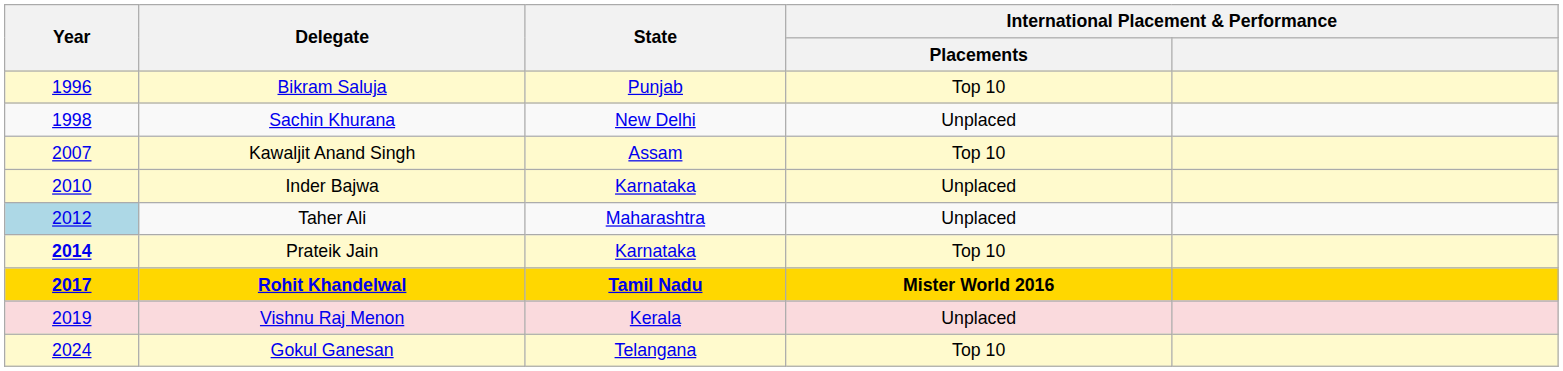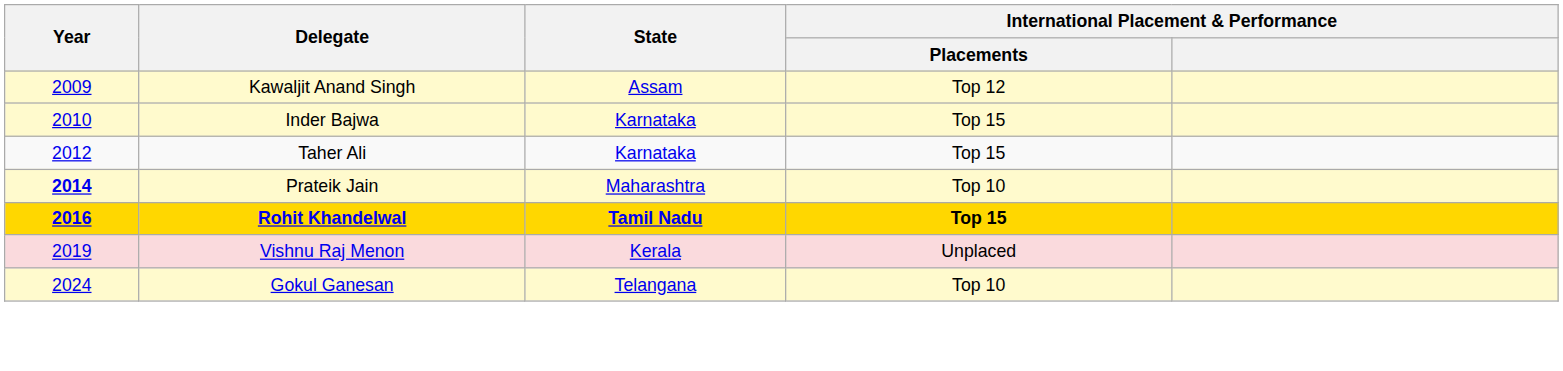- row: (332, 87)
- row: (332, 120)
(72, 153) 2007 -> (72, 87) 2009
(979, 153) Top 10 -> (979, 87) Top 12
(979, 186) Unplaced -> (979, 120) Top 15
(72, 219) lightblue background -> (72, 153) no background
(655, 219) Maharashtra -> (655, 153) Karnataka
(979, 219) Unplaced -> (979, 153) Top 15
(655, 252) Karnataka -> (655, 186) Maharashtra
(72, 285) 2017 -> (72, 219) 2016
(979, 285) Mister World 2016 -> (979, 219) Top 15
